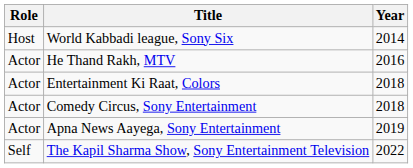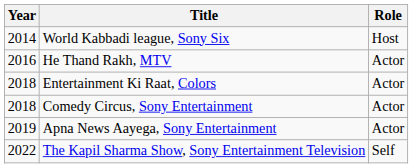columns swapped: (390, 15) <-> (24, 15)
